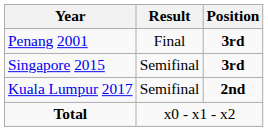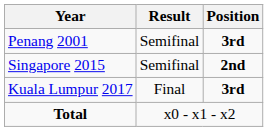(170, 41) Final -> (170, 41) Semifinal
(233, 65) 3rd -> (233, 65) 2nd
(170, 89) Semifinal -> (170, 89) Final
(233, 89) 2nd -> (233, 89) 3rd
